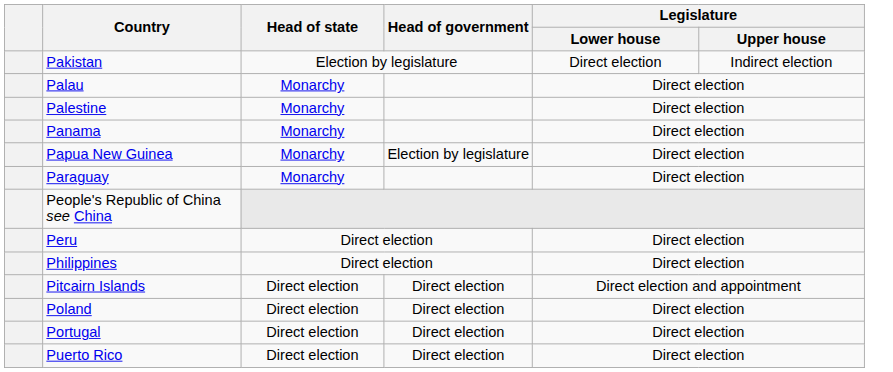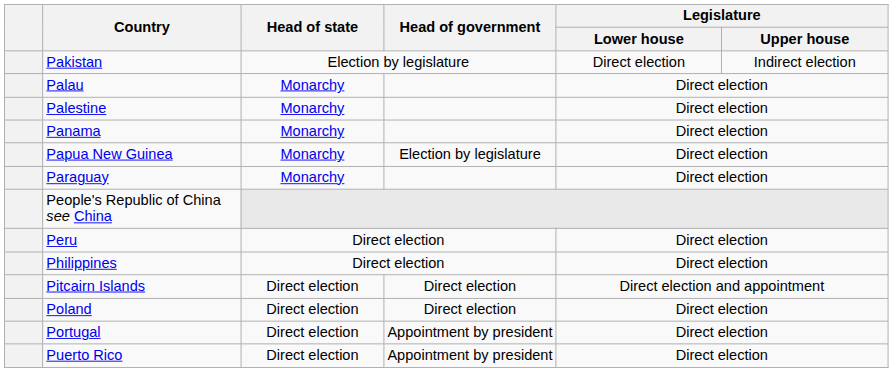(458, 332) Direct election -> (470, 332) Appointment by president
(458, 355) Direct election -> (470, 355) Appointment by president
